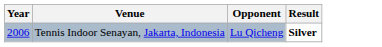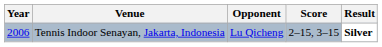+ column: (314, 14)
